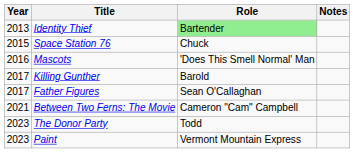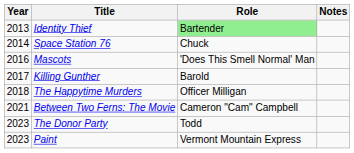(18, 44) 2015 -> (18, 44) 2014
- row: (66, 92)
+ row: (88, 92)
